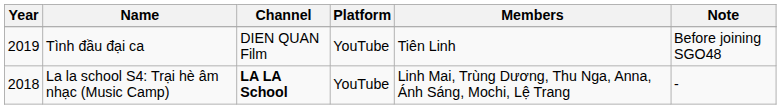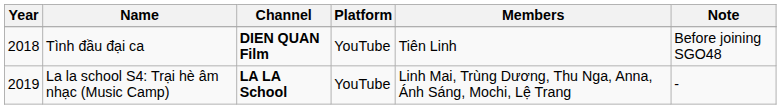(24, 46) 2019 -> (24, 46) 2018
(280, 46) normal -> (280, 46) bold
(24, 84) 2018 -> (24, 84) 2019
